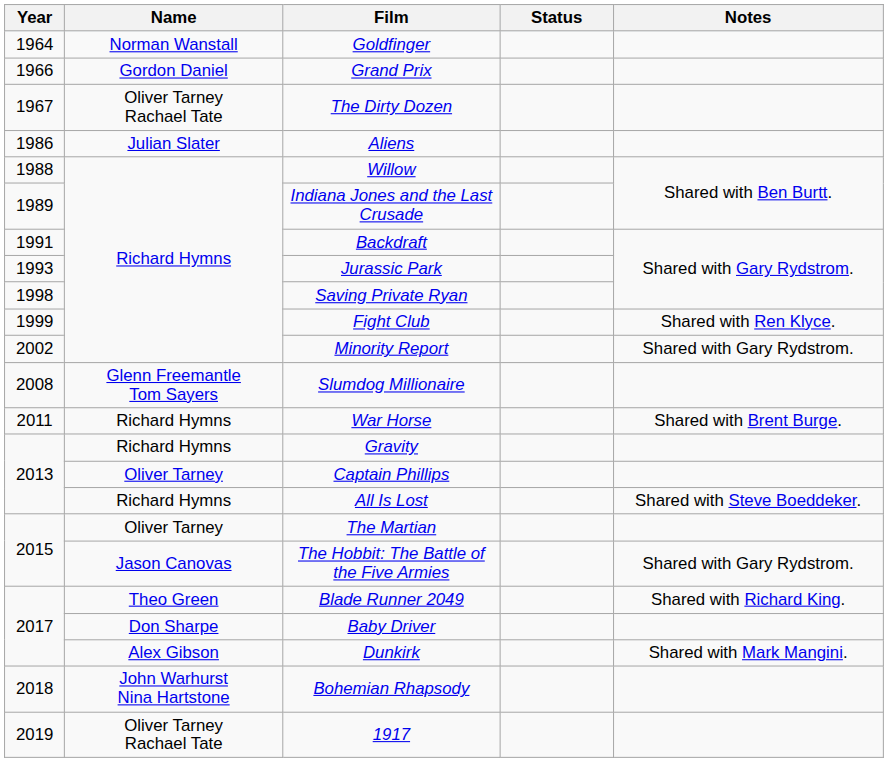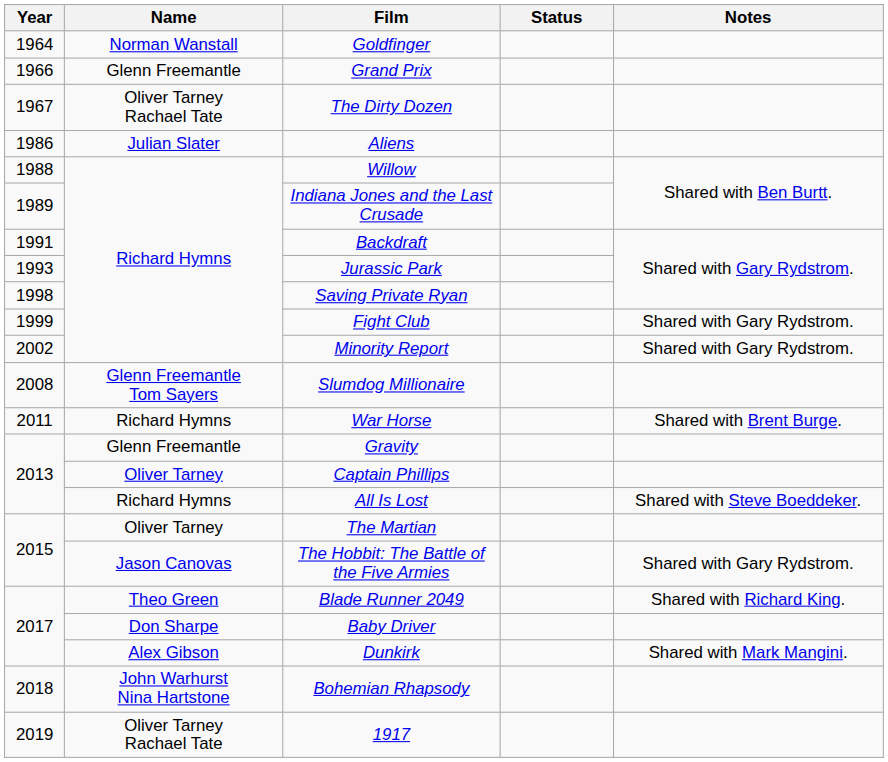(174, 71) Gordon Daniel -> (174, 71) Glenn Freemantle
(748, 322) Shared with Ren Klyce. -> (748, 322) Shared with Gary Rydstrom.
(174, 447) Richard Hymns -> (174, 447) Glenn Freemantle
